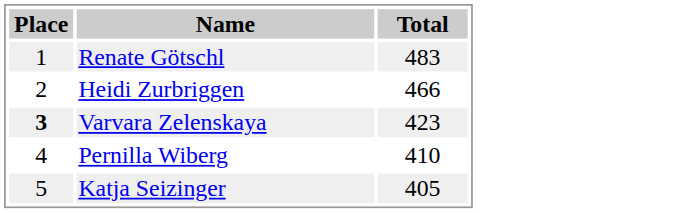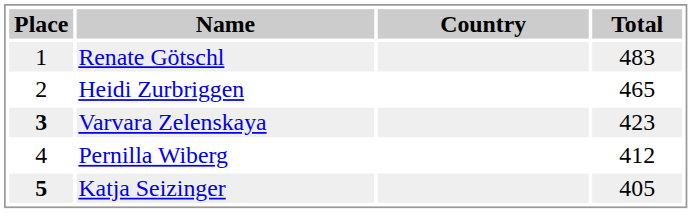+ column: (483, 24)
(423, 90) 466 -> (637, 90) 465
(423, 155) 410 -> (637, 155) 412
(41, 188) normal -> (41, 188) bold
